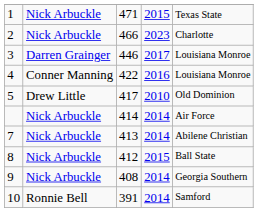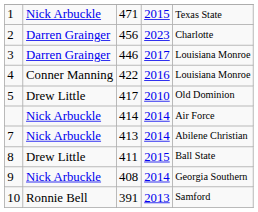(64, 34) Nick Arbuckle -> (68, 34) Darren Grainger
(129, 34) 466 -> (129, 34) 456
(64, 156) Nick Arbuckle -> (56, 156) Drew Little
(129, 156) 412 -> (128, 156) 411
(157, 197) 2014 -> (157, 197) 2013
